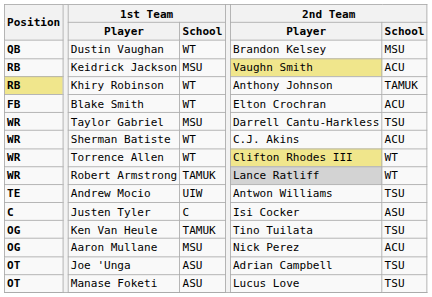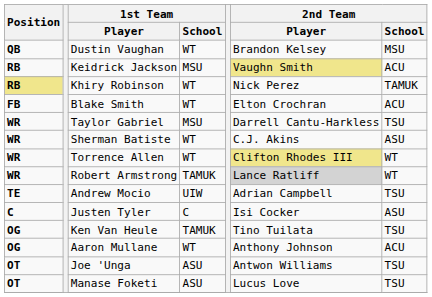(283, 85) Anthony Johnson -> (266, 85) Nick Perez
(395, 139) ACU -> (395, 139) ASU
(283, 194) Antwon Williams -> (283, 194) Adrian Campbell
(192, 248) MSU -> (189, 248) WT
(266, 248) Nick Perez -> (283, 248) Anthony Johnson
(283, 266) Adrian Campbell -> (283, 266) Antwon Williams
